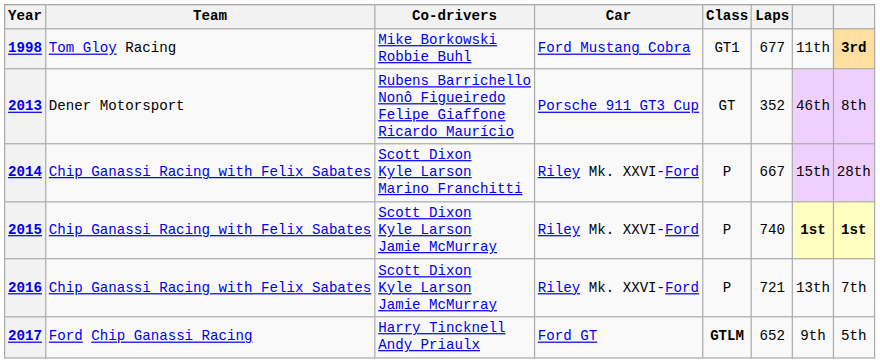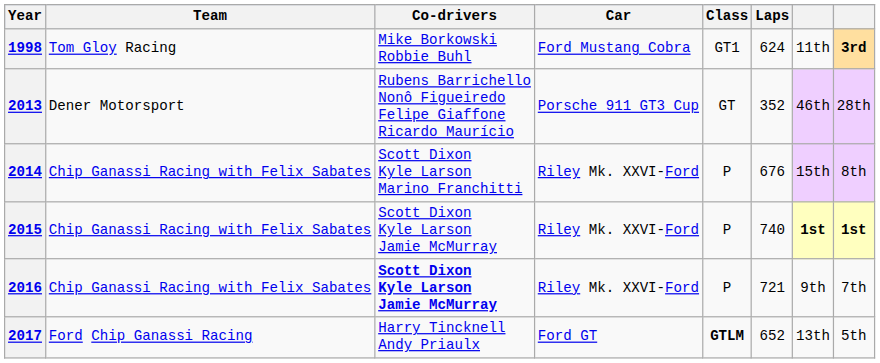(772, 48) 677 -> (772, 48) 624
(854, 106) 8th -> (854, 106) 28th
(772, 172) 667 -> (772, 172) 676
(854, 172) 28th -> (854, 172) 8th
(438, 288) normal -> (438, 288) bold
(813, 288) 13th -> (813, 288) 9th
(813, 337) 9th -> (813, 337) 13th
